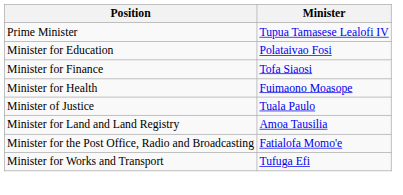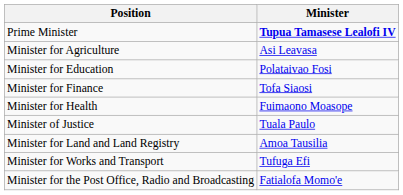(324, 32) normal -> (328, 32) bold
+ row: (63, 50)
rows swapped: (131, 143) <-> (85, 161)
